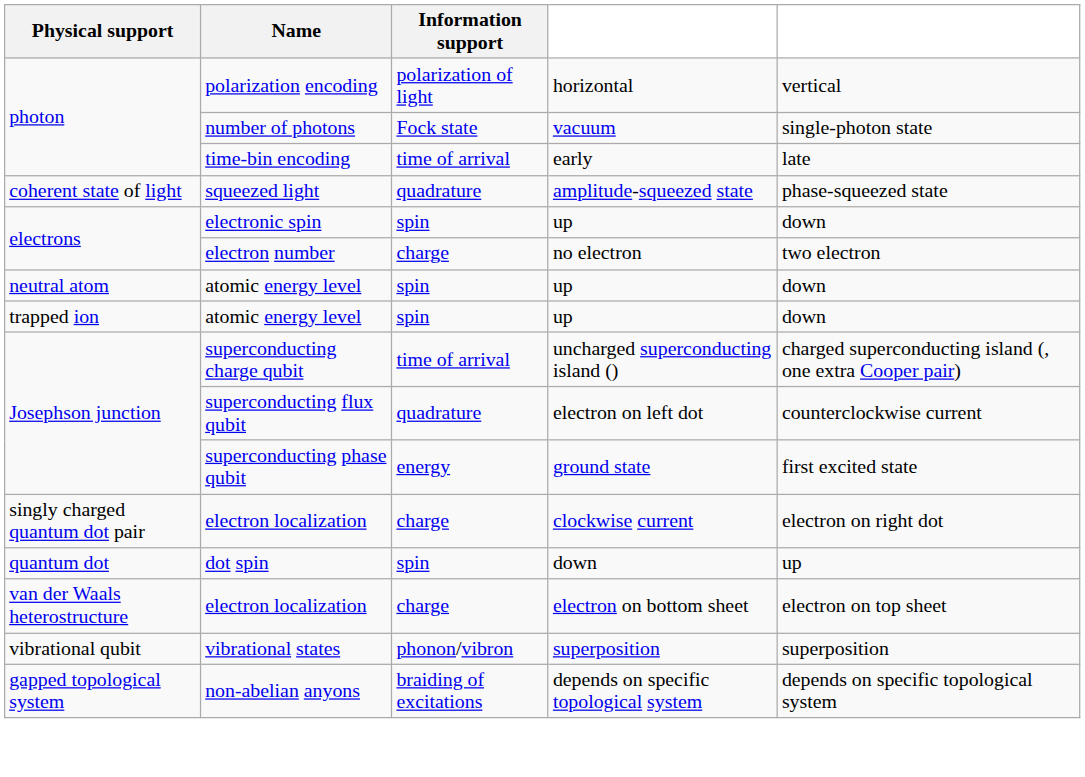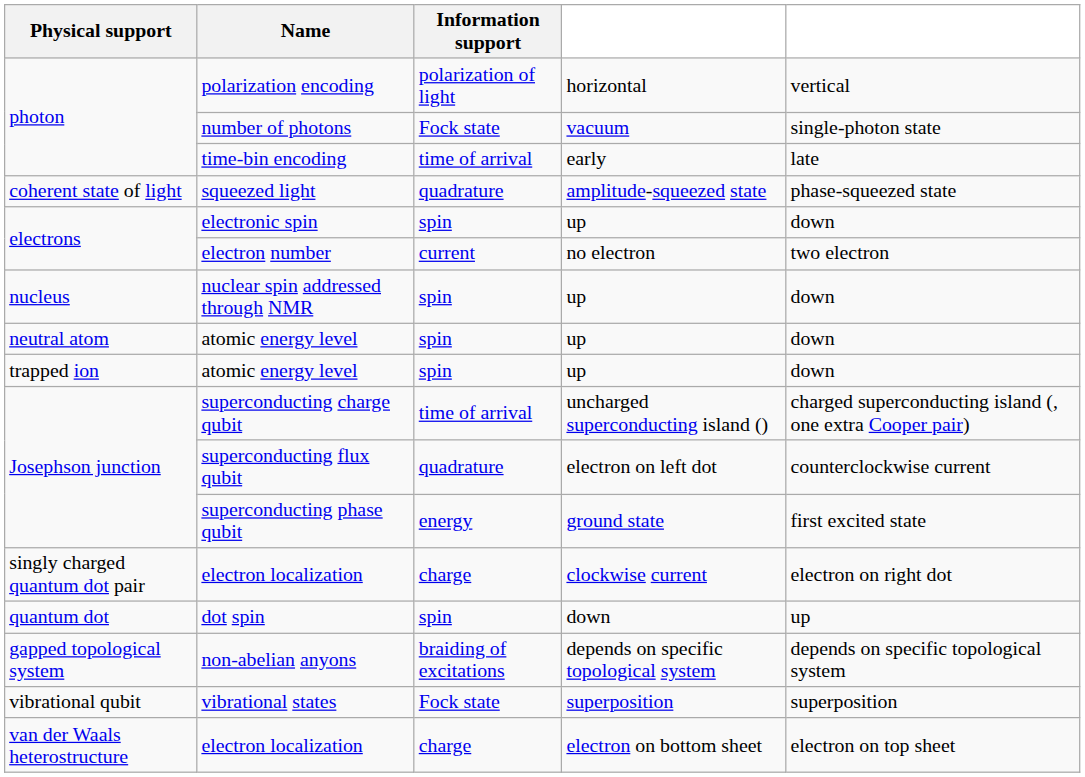(423, 253) charge -> (447, 253) current
+ row: (39, 296)
rows swapped: (85, 691) <-> (69, 605)
(455, 648) phonon/vibron -> (459, 702) Fock state
